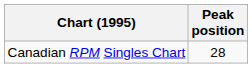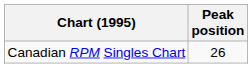(218, 52) 28 -> (218, 52) 26
